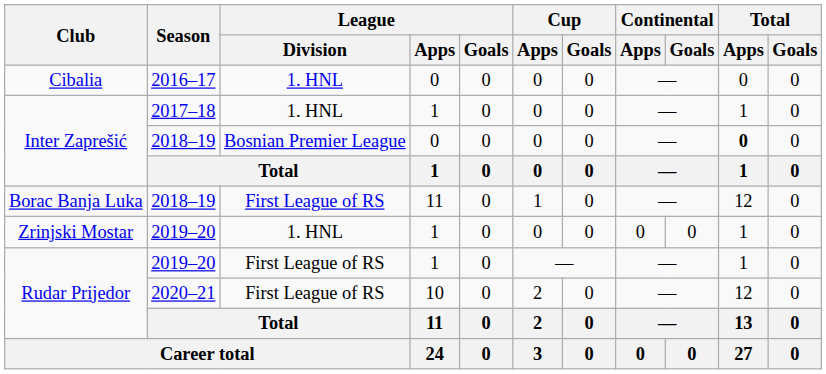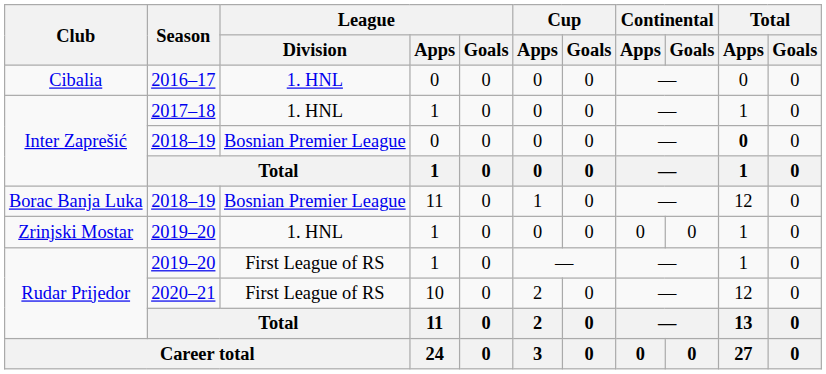(315, 201) First League of RS -> (315, 201) Bosnian Premier League
